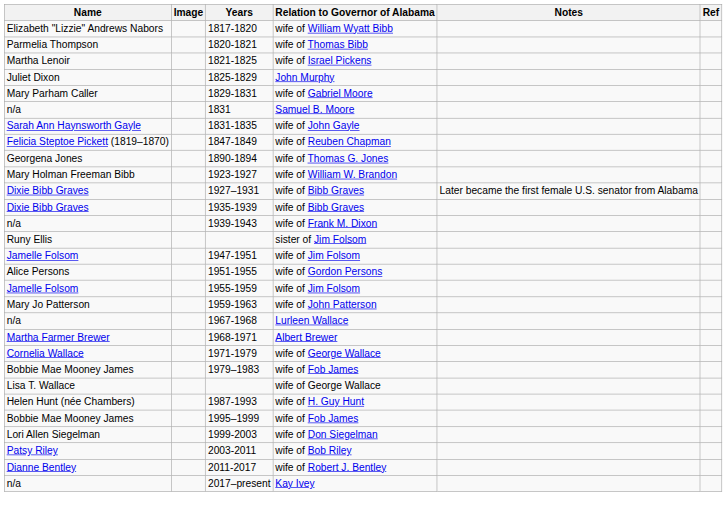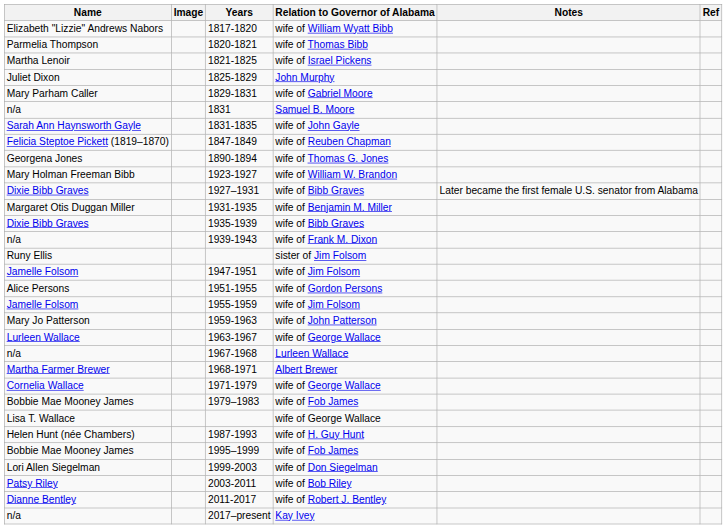+ row: (232, 207)
+ row: (232, 337)
